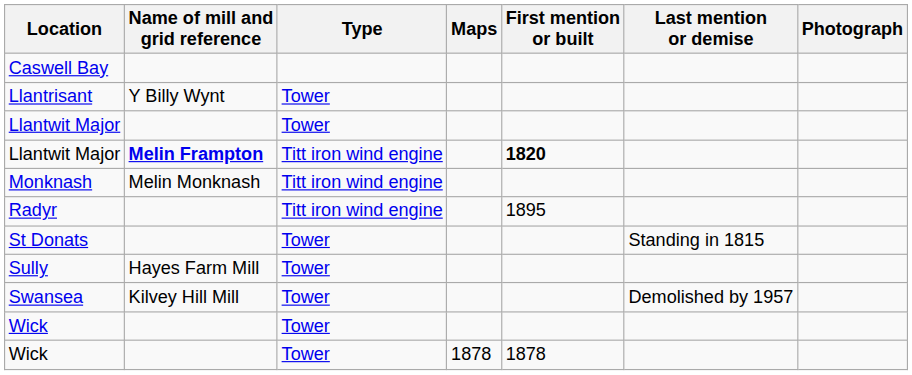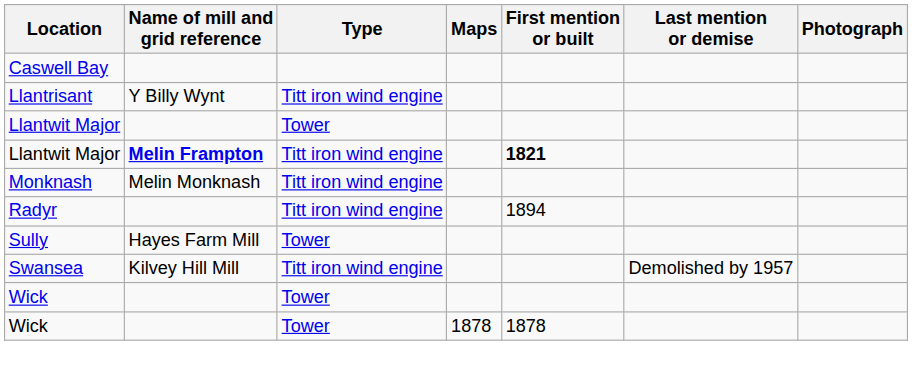(306, 96) Tower -> (362, 96) Titt iron wind engine
(526, 153) 1820 -> (526, 153) 1821
(526, 211) 1895 -> (526, 211) 1894
- row: (48, 239)
(306, 297) Tower -> (362, 268) Titt iron wind engine
